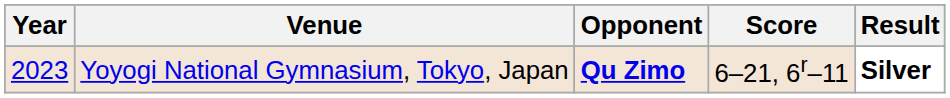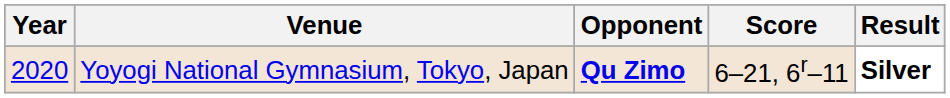(40, 70) 2023 -> (40, 70) 2020
